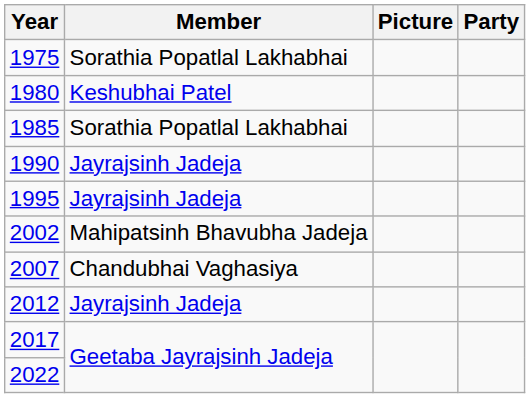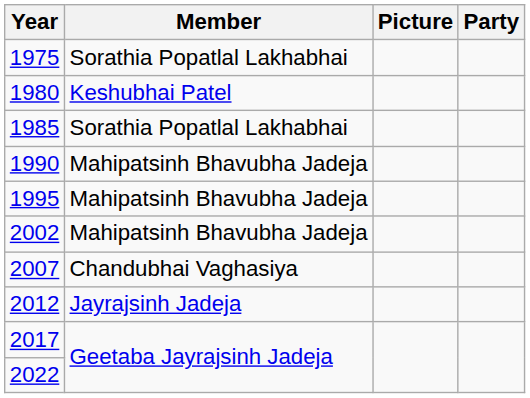(155, 163) Jayrajsinh Jadeja -> (219, 163) Mahipatsinh Bhavubha Jadeja
(155, 198) Jayrajsinh Jadeja -> (219, 198) Mahipatsinh Bhavubha Jadeja
